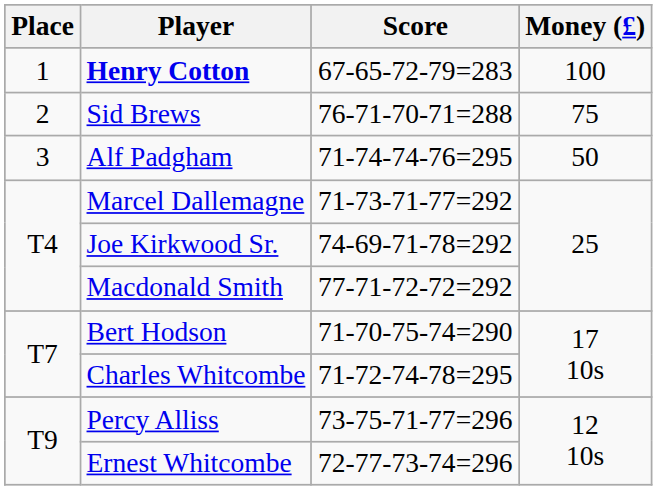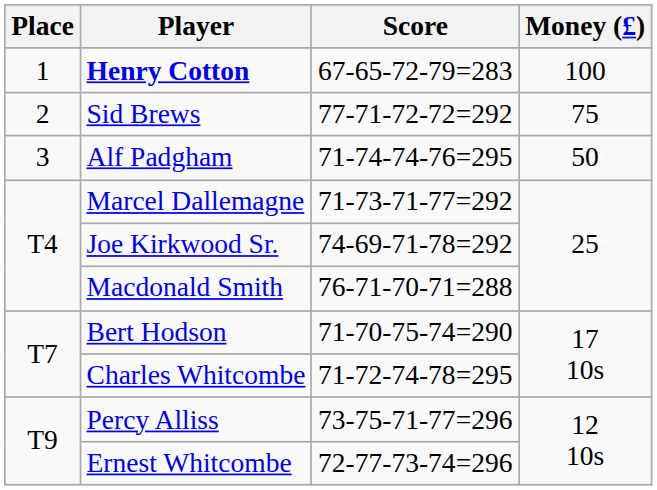(415, 113) 76-71-70-71=288 -> (415, 113) 77-71-72-72=292
(415, 288) 77-71-72-72=292 -> (415, 288) 76-71-70-71=288
